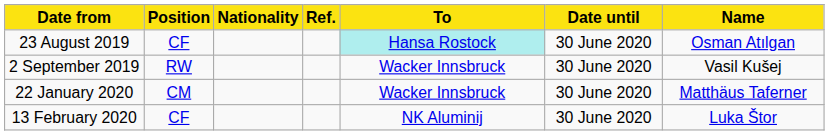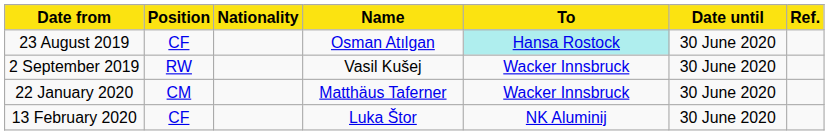columns swapped: (743, 17) <-> (321, 17)
